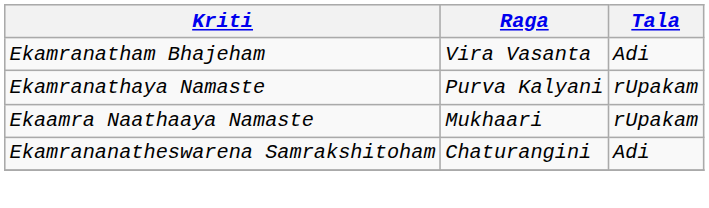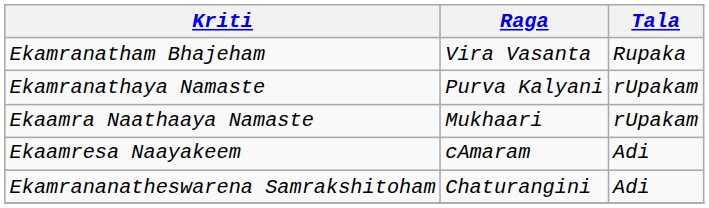(631, 54) Adi -> (650, 54) Rupaka
+ row: (125, 154)
